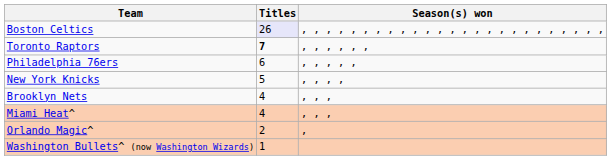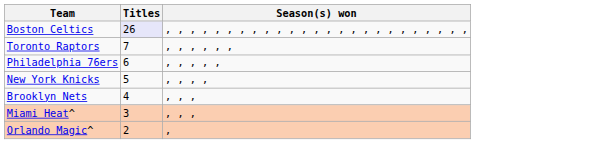(262, 46) bold -> (126, 46) normal
(262, 113) 4 -> (126, 113) 3
- row: (130, 147)
